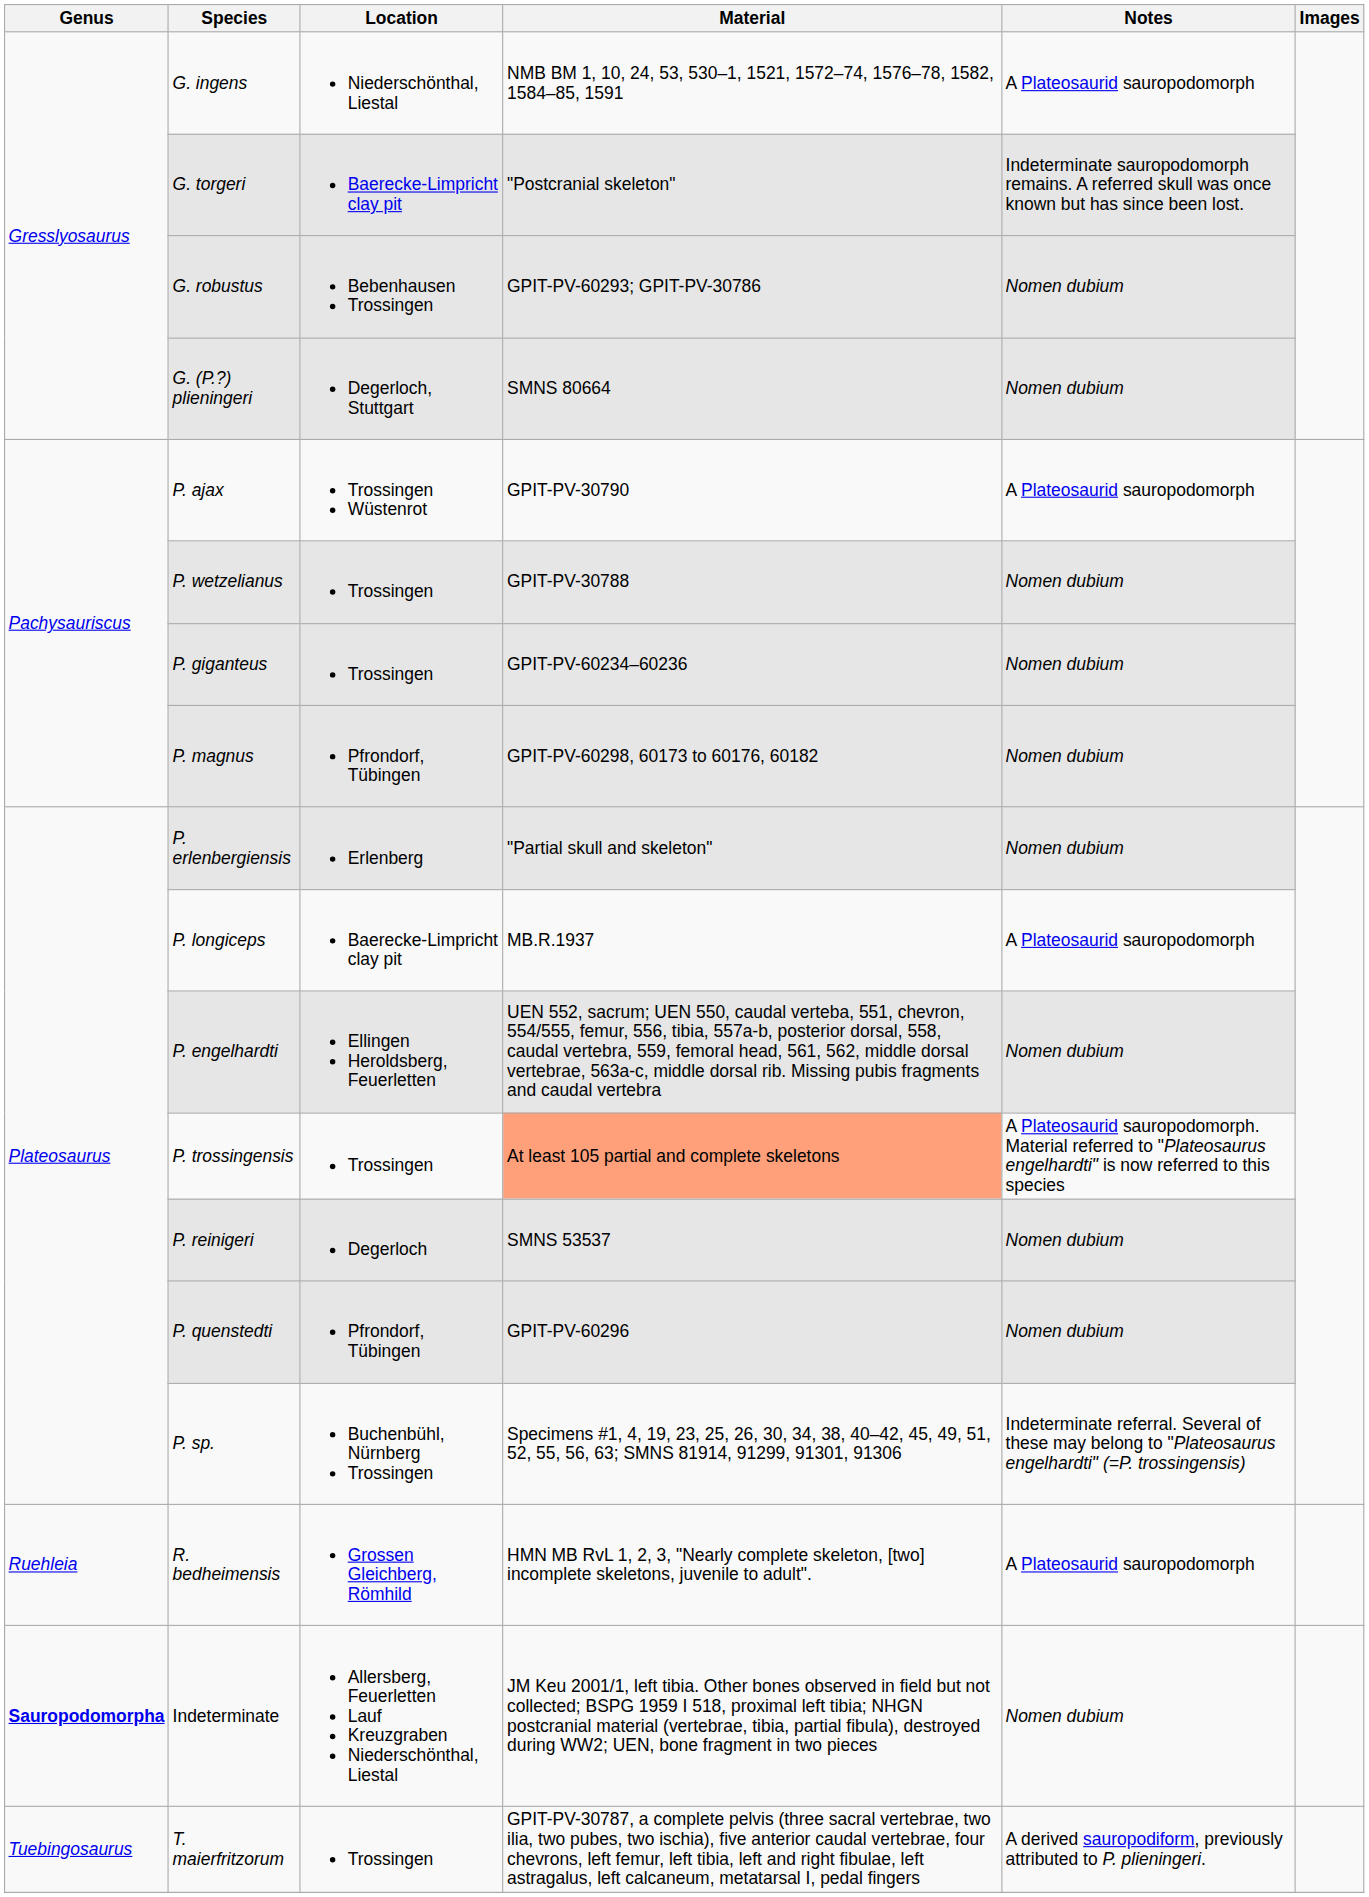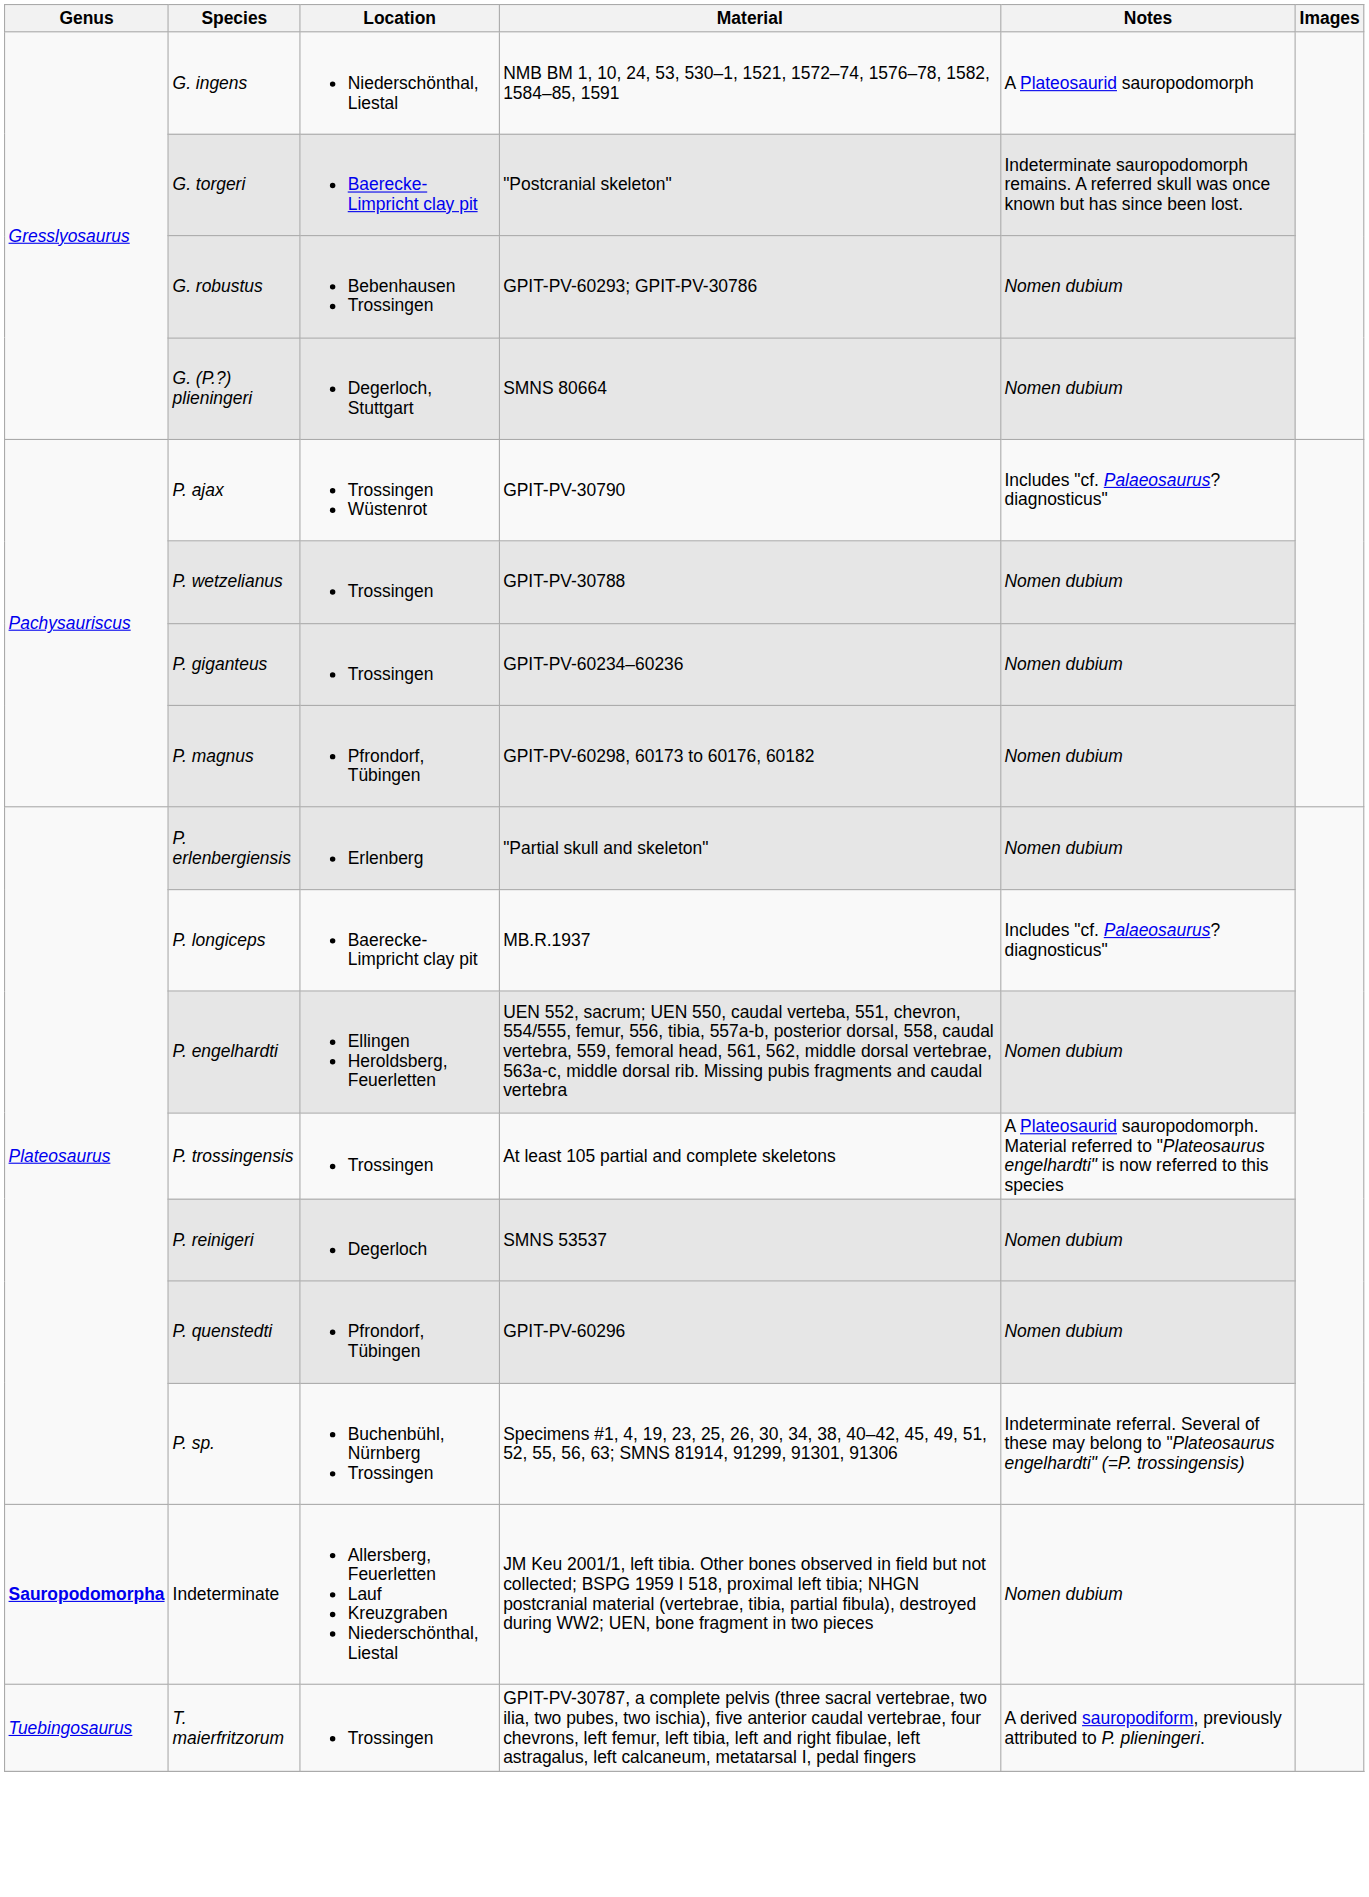(1130, 490) A Plateosaurid sauropodomorph -> (1112, 490) Includes "cf. Palaeosaurus? diagnosticus"
(1130, 940) A Plateosaurid sauropodomorph -> (1112, 940) Includes "cf. Palaeosaurus? diagnosticus"
(673, 1155) lightsalmon background -> (669, 1155) no background
- row: (226, 1565)
